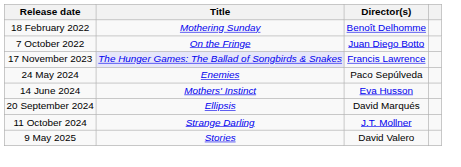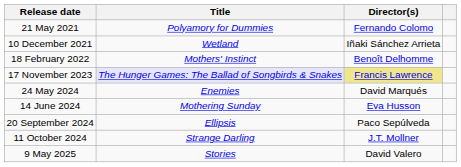+ row: (50, 28)
+ row: (50, 43)
(220, 28) Mothering Sunday -> (220, 59) Mothers' Instinct
- row: (50, 43)
(386, 59) no background -> (393, 75) khaki background
(386, 75) Paco Sepúlveda -> (393, 91) David Marqués
(220, 91) Mothers' Instinct -> (220, 106) Mothering Sunday
(386, 106) David Marqués -> (393, 122) Paco Sepúlveda
